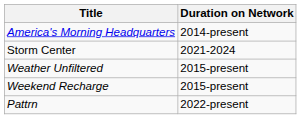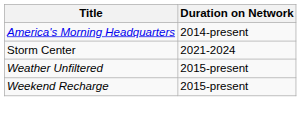- row: (22, 104)
